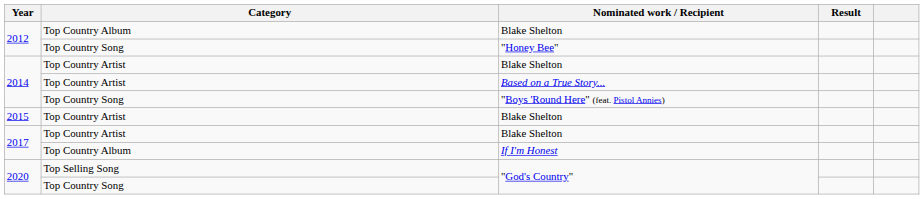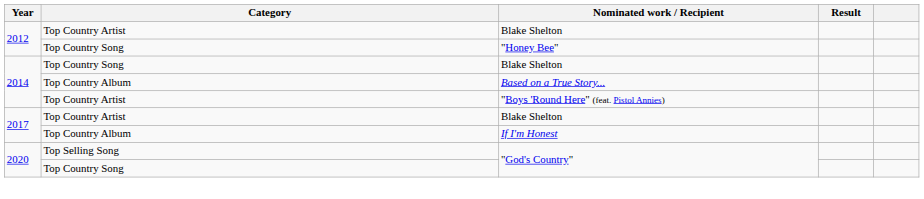(87, 30) Top Country Album -> (84, 30) Top Country Artist
(84, 64) Top Country Artist -> (84, 64) Top Country Song
(84, 82) Top Country Artist -> (87, 82) Top Country Album
(84, 99) Top Country Song -> (84, 99) Top Country Artist
- row: (18, 116)
